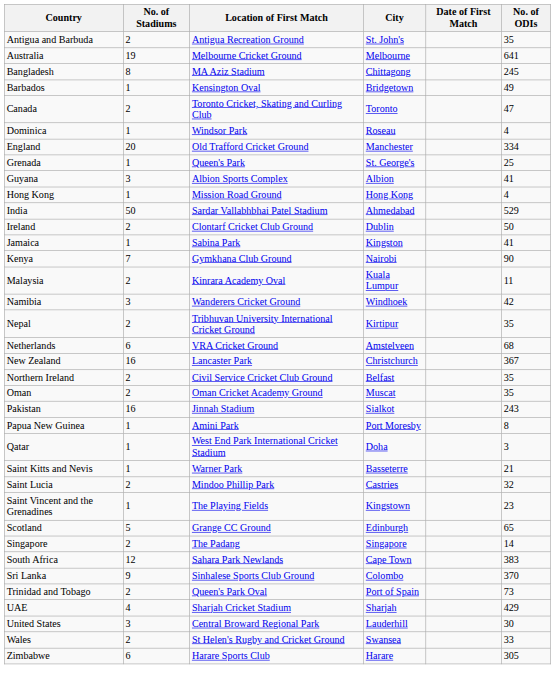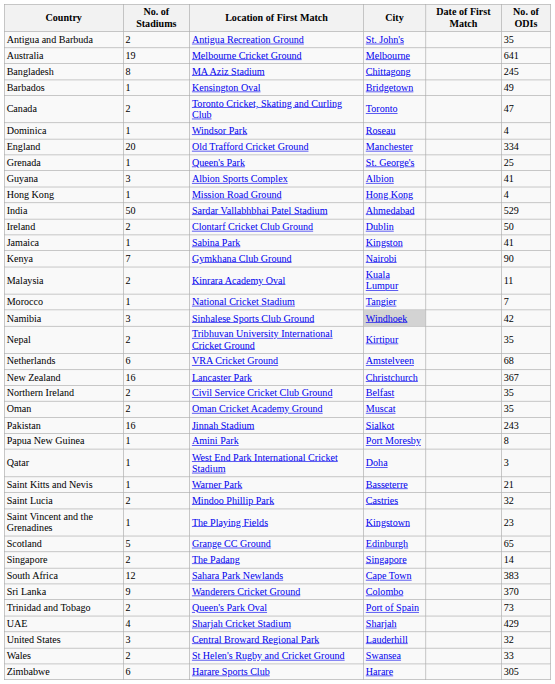+ row: (25, 302)
(246, 302) Wanderers Cricket Ground -> (253, 318) Sinhalese Sports Club Ground
(387, 302) no background -> (387, 318) lightgrey background
(253, 576) Sinhalese Sports Club Ground -> (246, 592) Wanderers Cricket Ground
(509, 624) 30 -> (509, 640) 32
